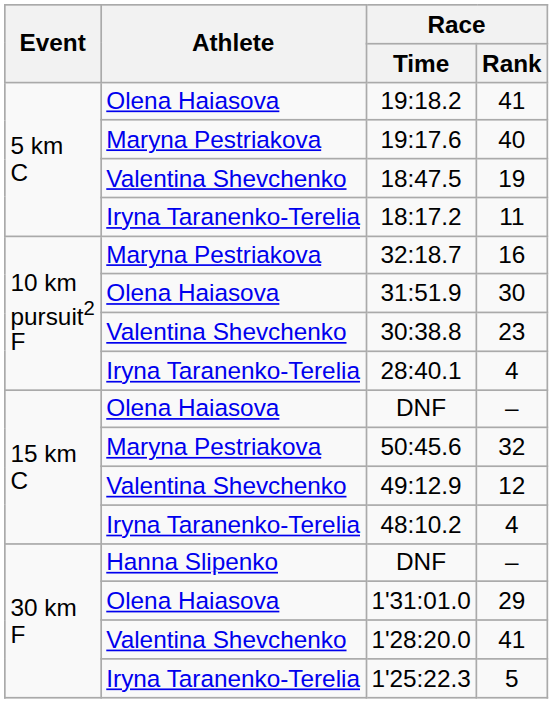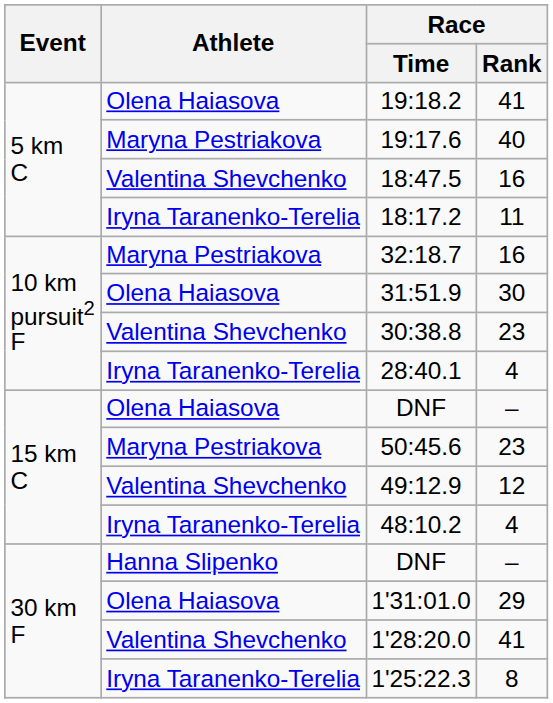(512, 178) 19 -> (512, 178) 16
(512, 447) 32 -> (512, 447) 23
(512, 678) 5 -> (512, 678) 8
